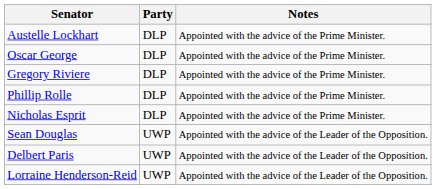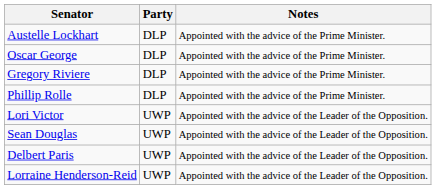- row: (46, 114)
+ row: (35, 114)
